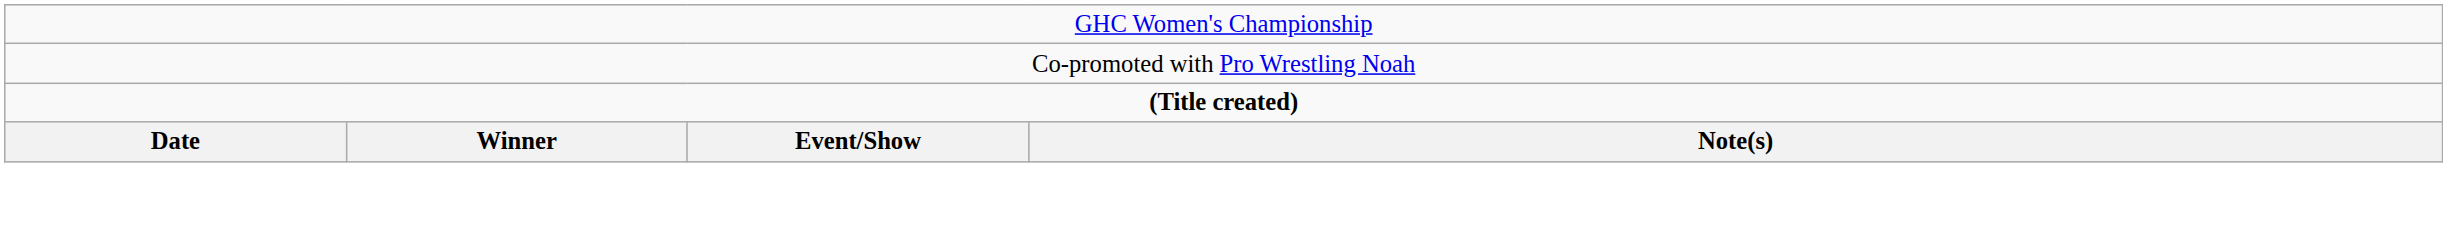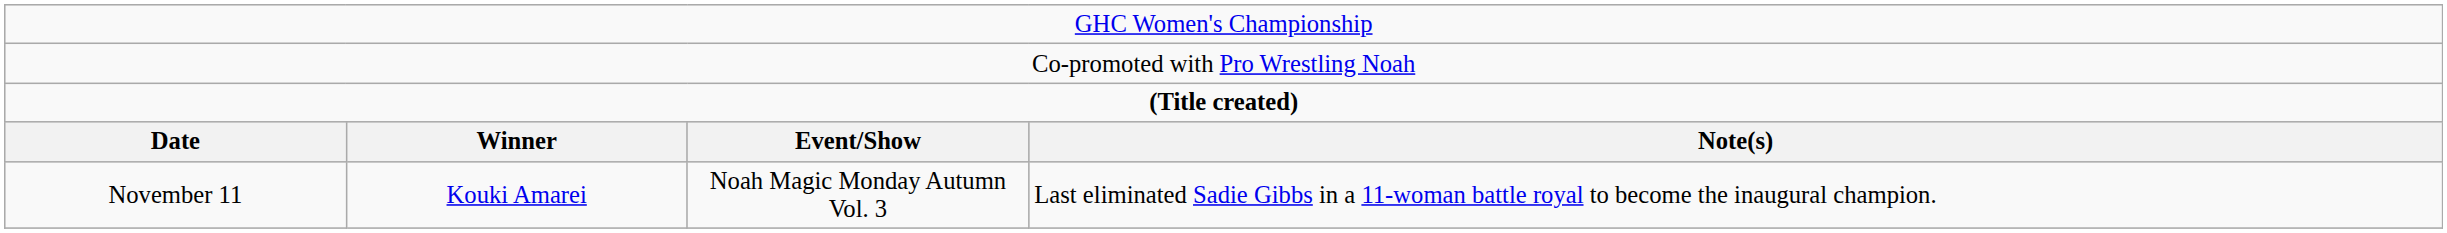+ row: (175, 194)
